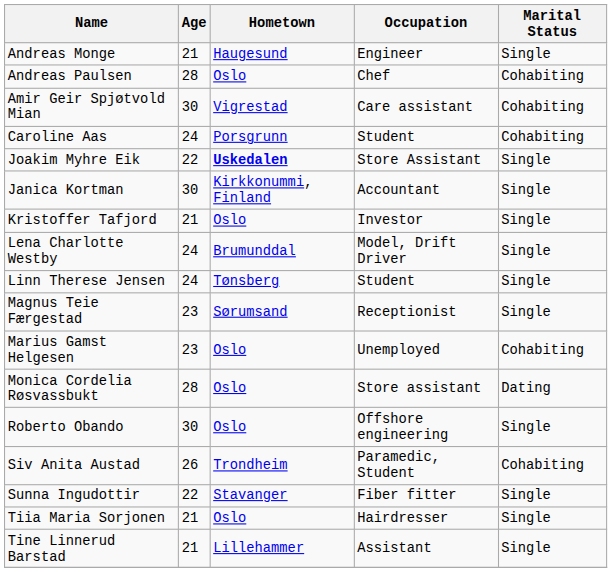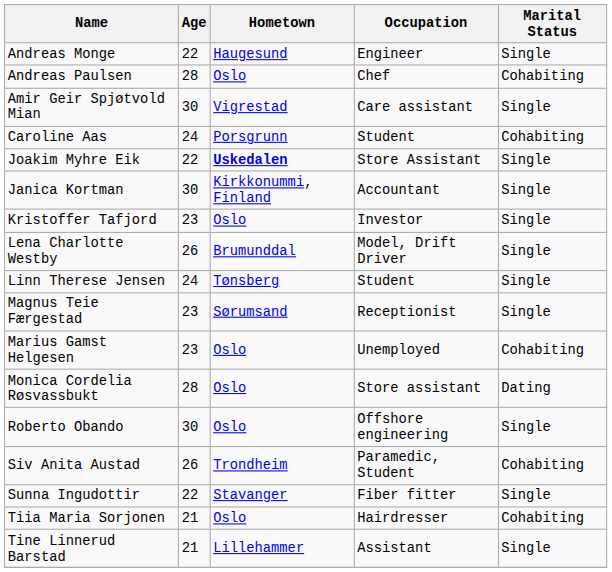(190, 54) 21 -> (190, 54) 22
(543, 107) Cohabiting -> (526, 107) Single
(190, 221) 21 -> (190, 221) 23
(190, 251) 24 -> (190, 251) 26
(526, 518) Single -> (543, 518) Cohabiting
